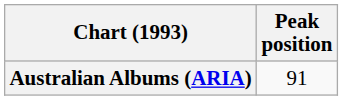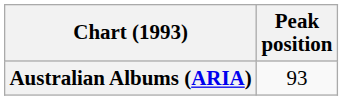(297, 77) 91 -> (297, 77) 93
